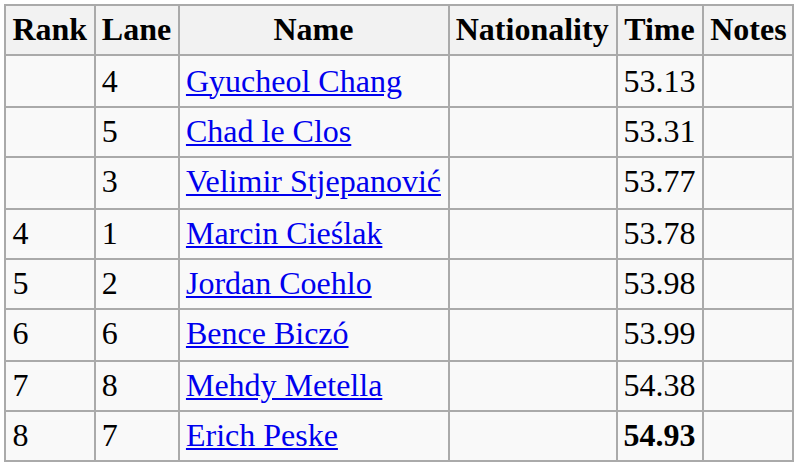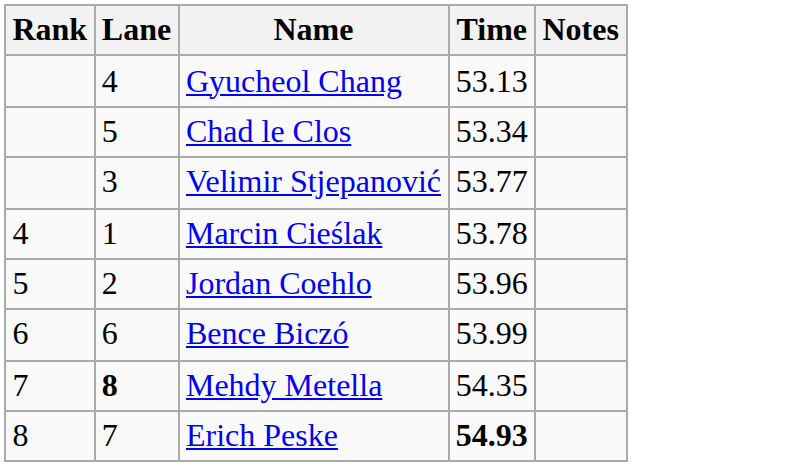- column: (532, 29)
(659, 131) 53.31 -> (492, 131) 53.34
(659, 283) 53.98 -> (492, 283) 53.96
(110, 385) normal -> (110, 385) bold
(659, 385) 54.38 -> (492, 385) 54.35
